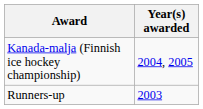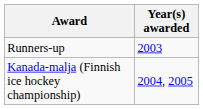rows swapped: (36, 94) <-> (64, 61)
